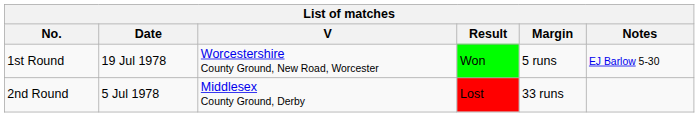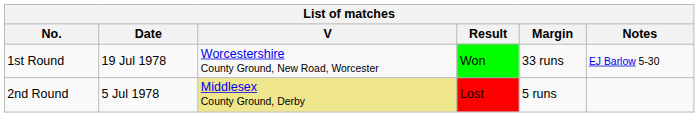(539, 61) 5 runs -> (543, 61) 33 runs
(253, 94) no background -> (253, 94) khaki background
(543, 94) 33 runs -> (539, 94) 5 runs
